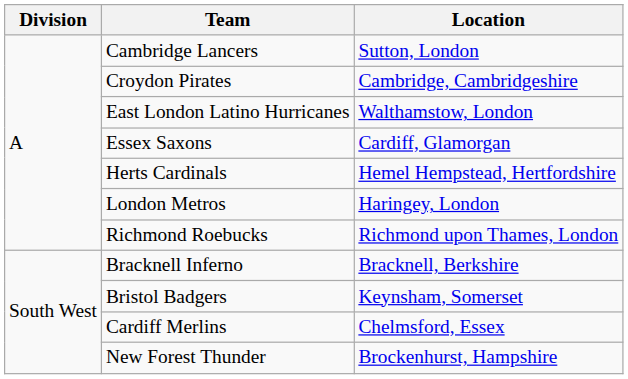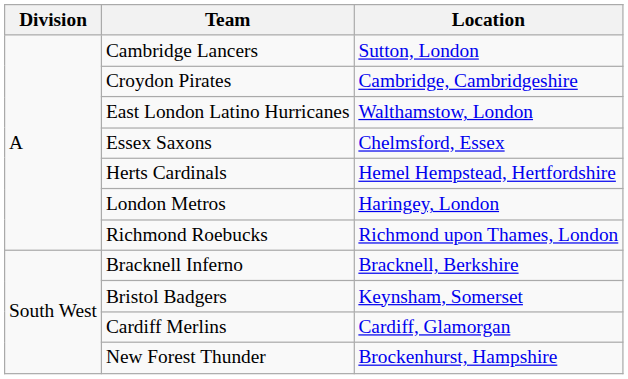(434, 142) Cardiff, Glamorgan -> (432, 142) Chelmsford, Essex
(432, 326) Chelmsford, Essex -> (434, 326) Cardiff, Glamorgan
